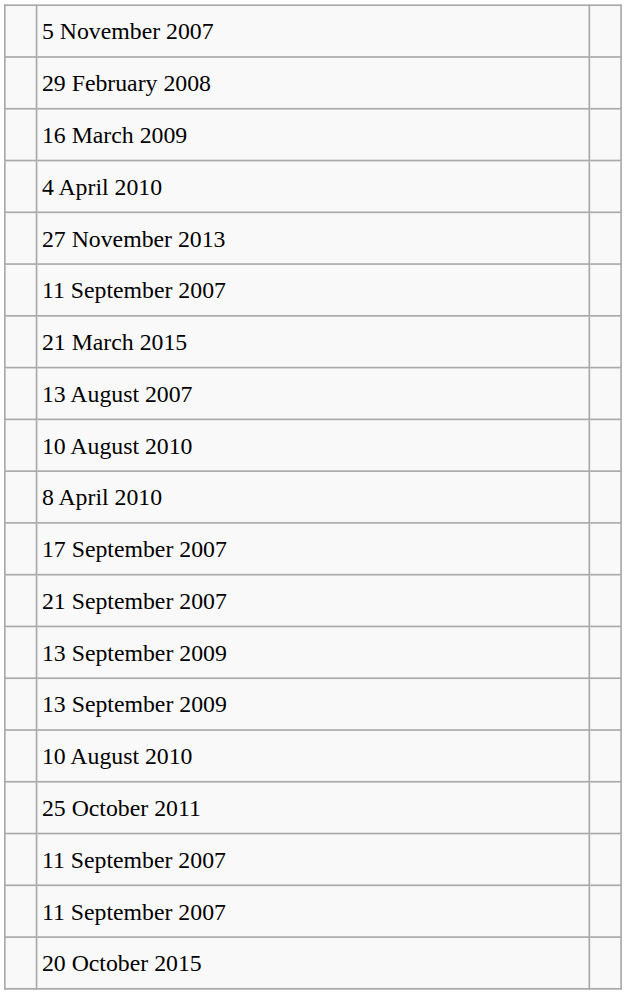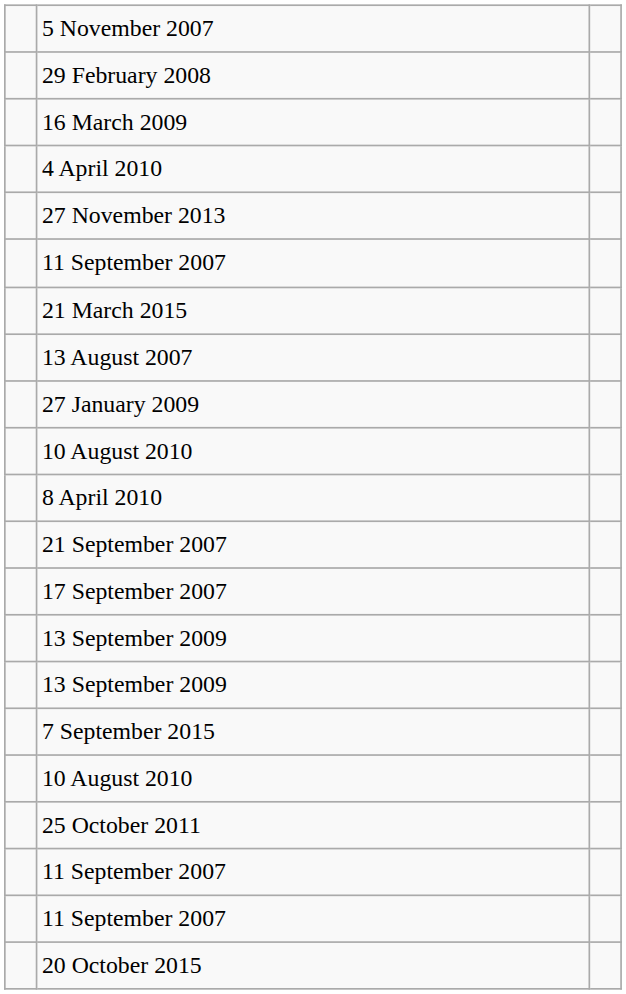+ row: (21, 404)
rows swapped: (21, 601) <-> (21, 549)
+ row: (21, 732)
